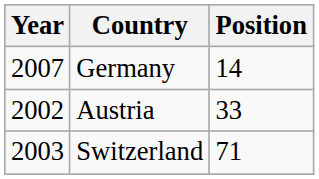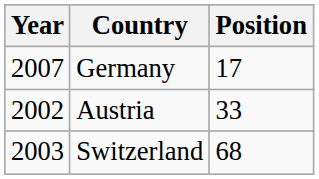(229, 67) 14 -> (229, 67) 17
(229, 151) 71 -> (229, 151) 68
